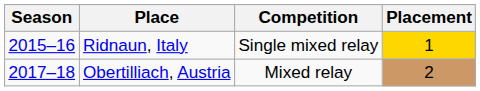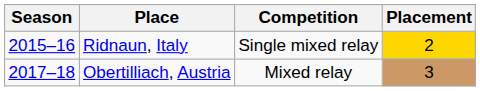(429, 45) 1 -> (429, 45) 2
(429, 72) 2 -> (429, 72) 3
